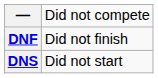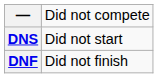rows swapped: (23, 38) <-> (23, 61)
